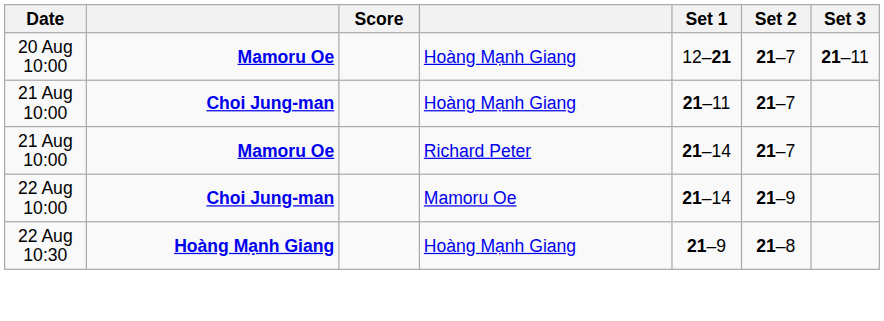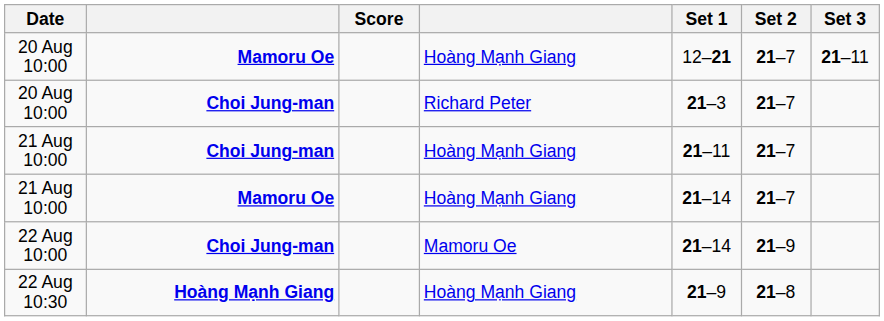+ row: (45, 104)
(478, 151) Richard Peter -> (500, 198) Hoàng Mạnh Giang
